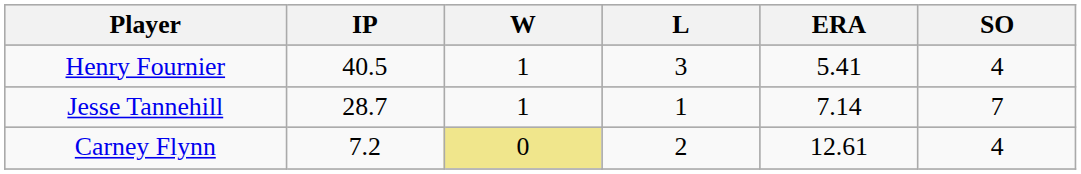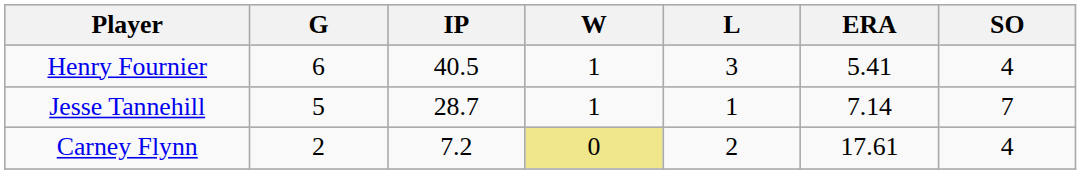+ column: (319, 24)
(839, 147) 12.61 -> (869, 147) 17.61
